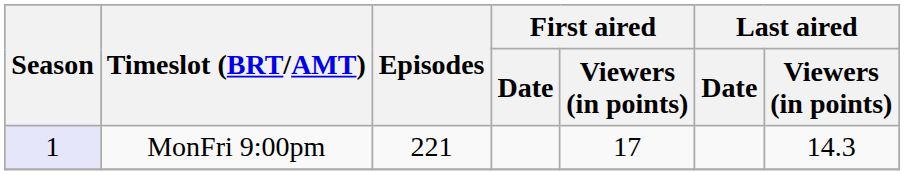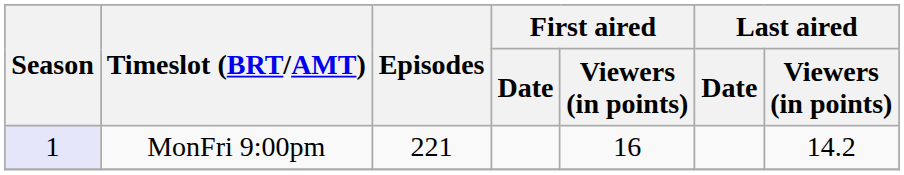(627, 147) 17 -> (627, 147) 16
(831, 147) 14.3 -> (831, 147) 14.2
